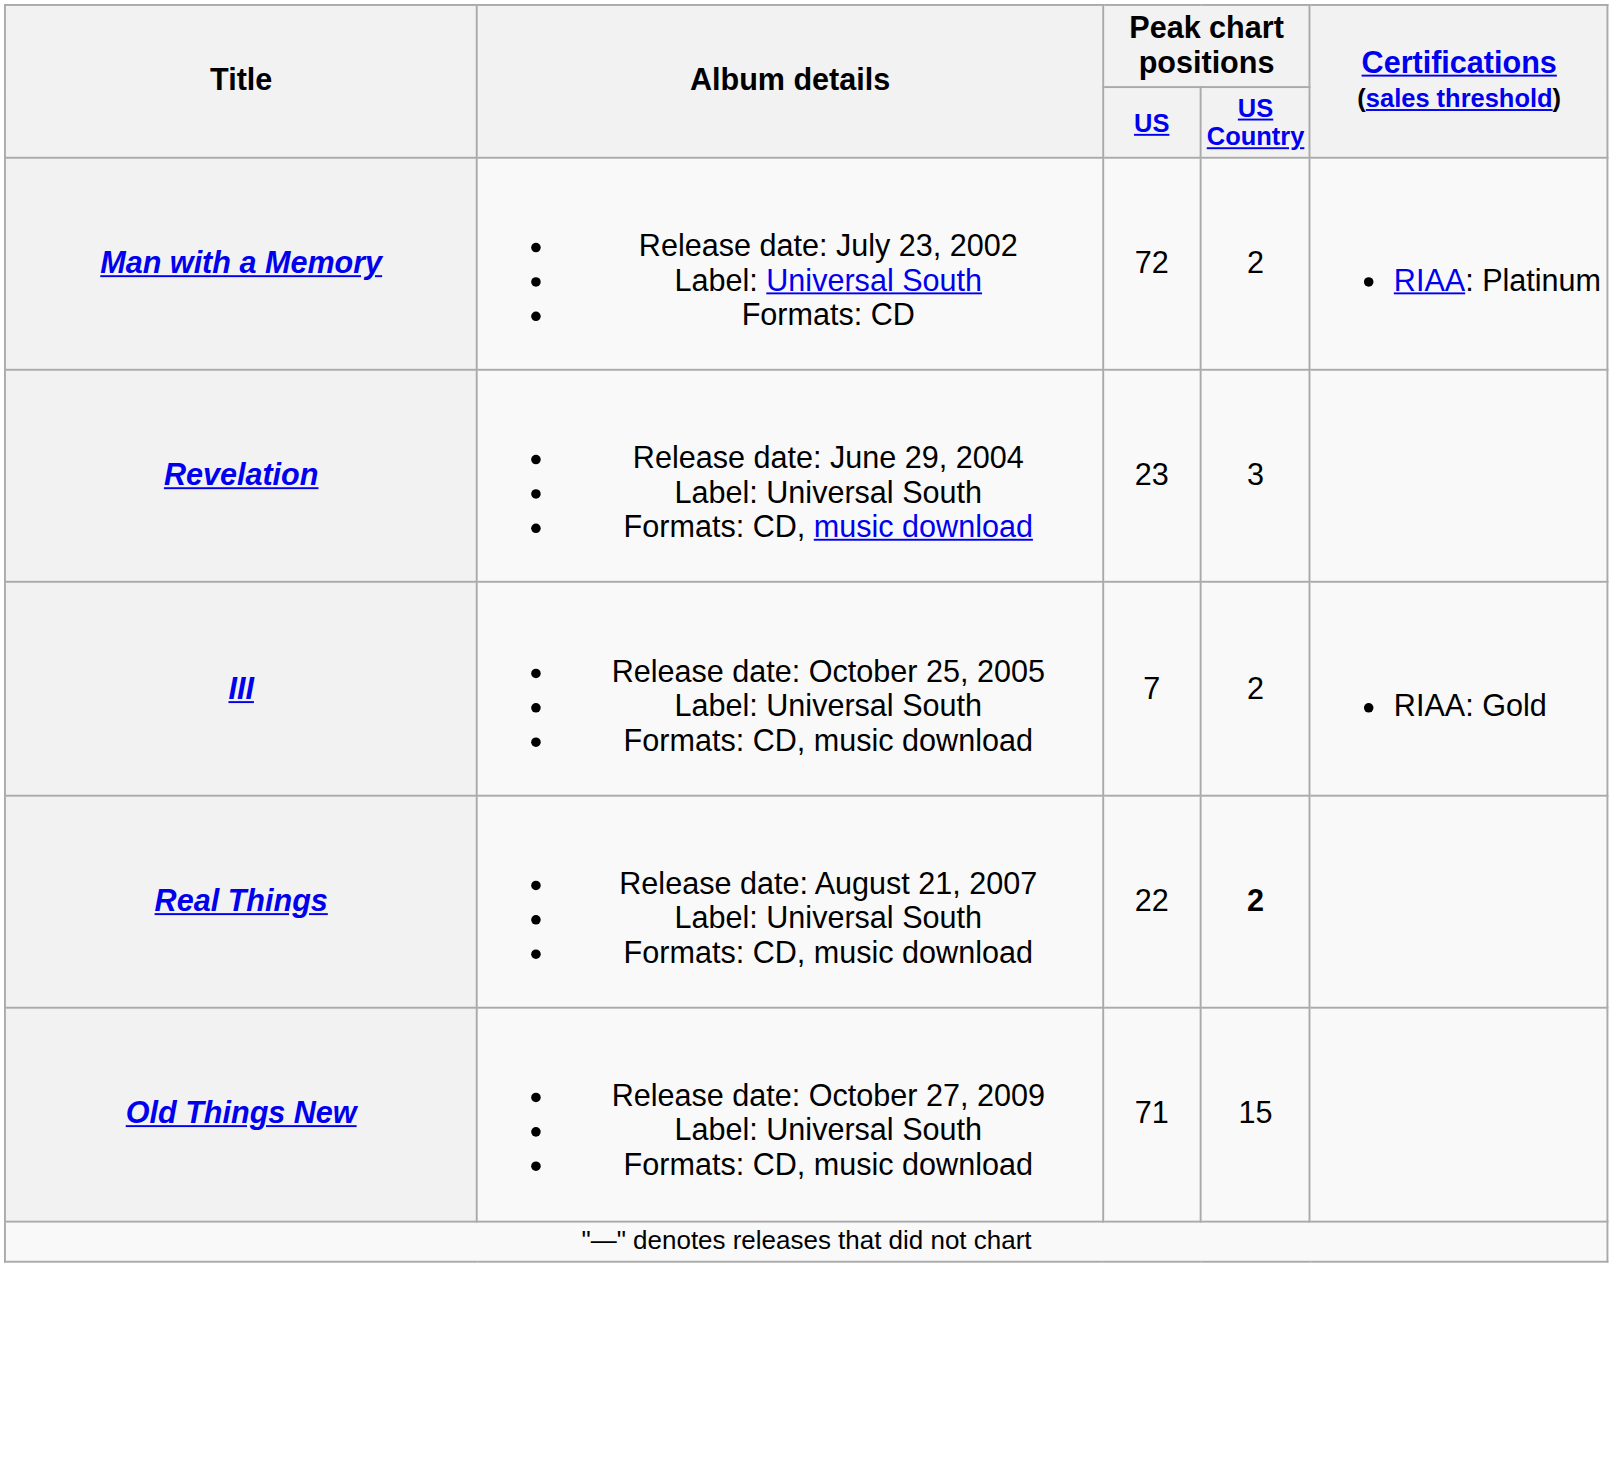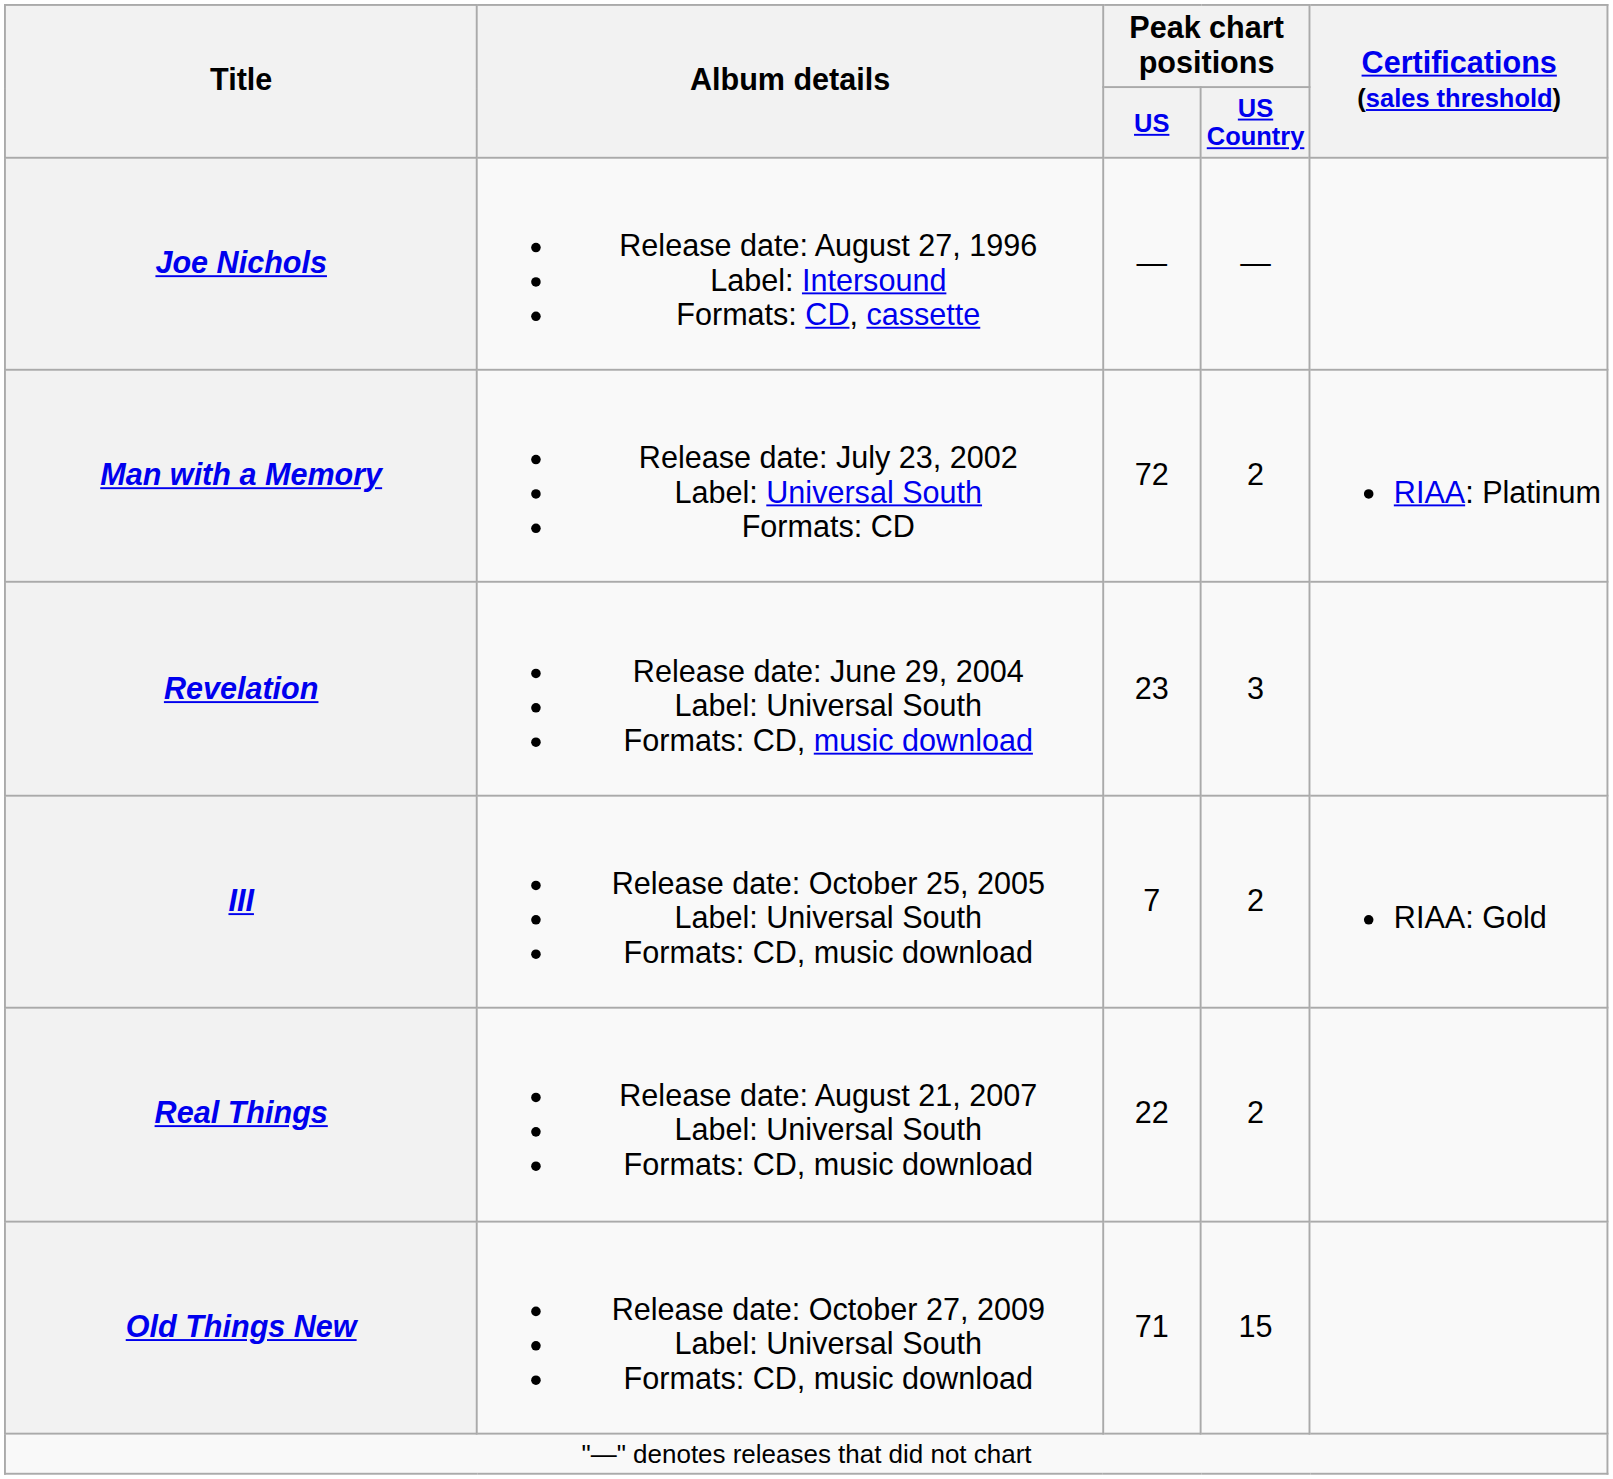+ row: (241, 263)
(1256, 901) bold -> (1256, 1113) normal
